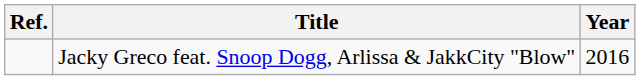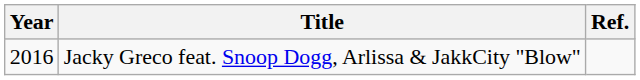columns swapped: (607, 21) <-> (29, 21)
